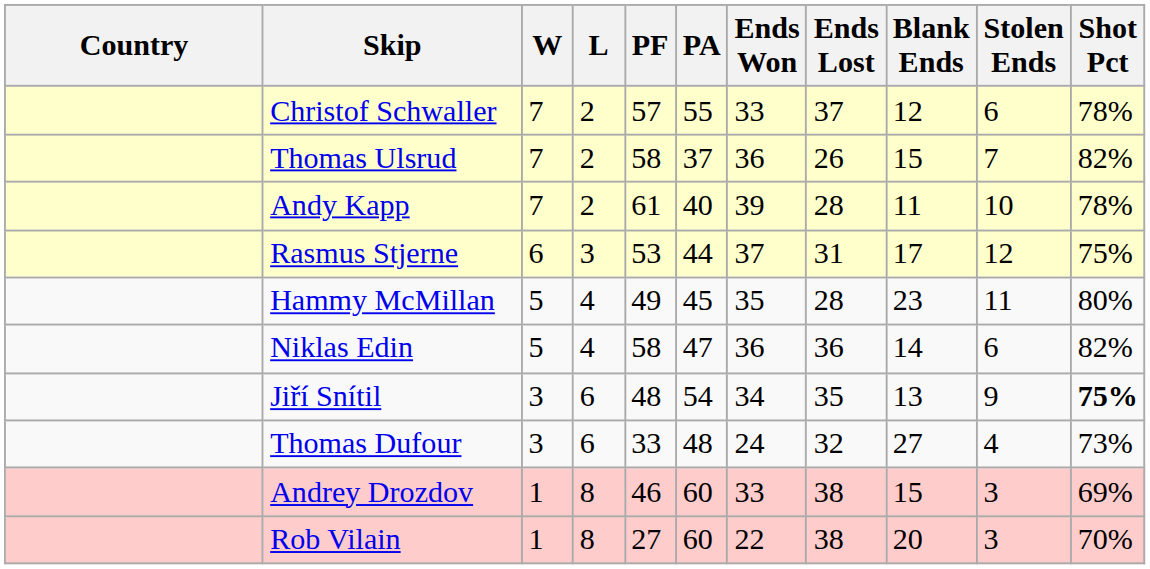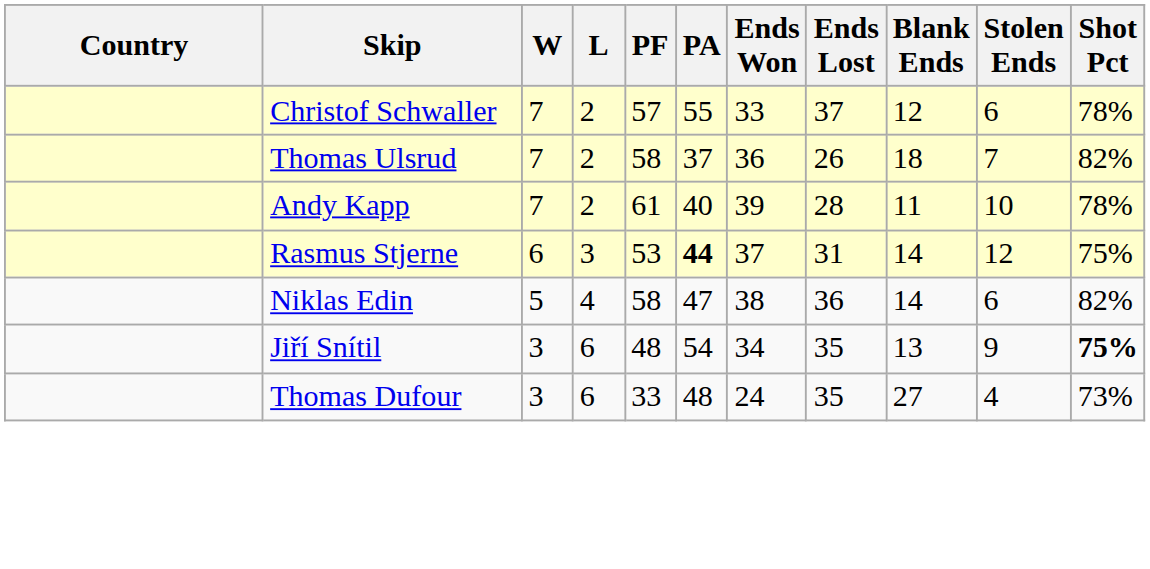(908, 157) 15 -> (908, 157) 18
(698, 253) normal -> (698, 253) bold
(908, 253) 17 -> (908, 253) 14
- row: (383, 300)
(750, 348) 36 -> (750, 300) 38
(829, 443) 32 -> (829, 396) 35
- row: (372, 491)
- row: (335, 539)
